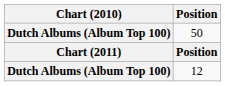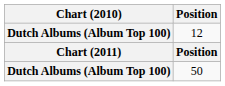rows swapped: (197, 71) <-> (197, 33)
